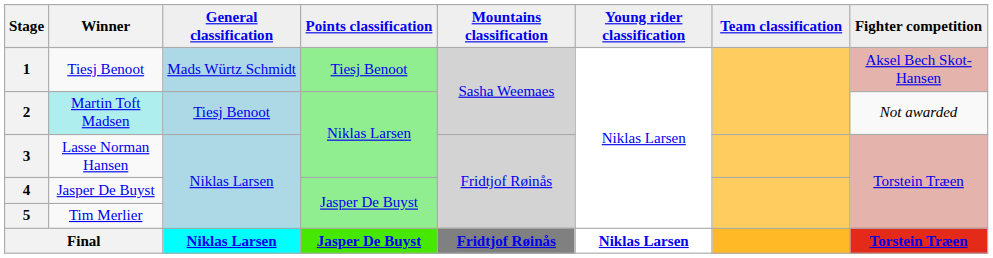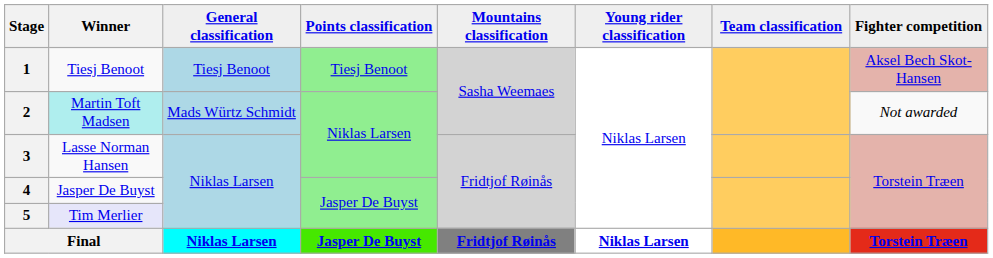(232, 69) Mads Würtz Schmidt -> (232, 69) Tiesj Benoot
(232, 113) Tiesj Benoot -> (232, 113) Mads Würtz Schmidt
(106, 215) no background -> (106, 215) lavender background
